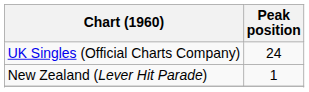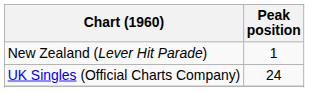rows swapped: (107, 75) <-> (124, 53)
